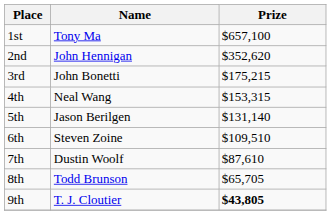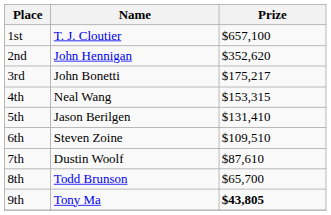(77, 35) Tony Ma -> (88, 35) T. J. Cloutier
(246, 76) $175,215 -> (246, 76) $175,217
(246, 117) $131,140 -> (246, 117) $131,410
(243, 179) $65,705 -> (243, 179) $65,700
(88, 199) T. J. Cloutier -> (77, 199) Tony Ma
